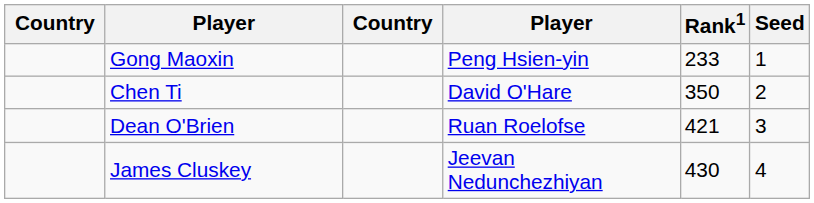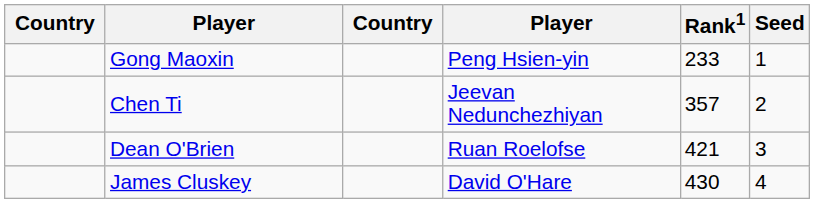(510, 92) David O'Hare -> (525, 104) Jeevan Nedunchezhiyan
(702, 92) 350 -> (702, 104) 357
(525, 170) Jeevan Nedunchezhiyan -> (510, 181) David O'Hare
